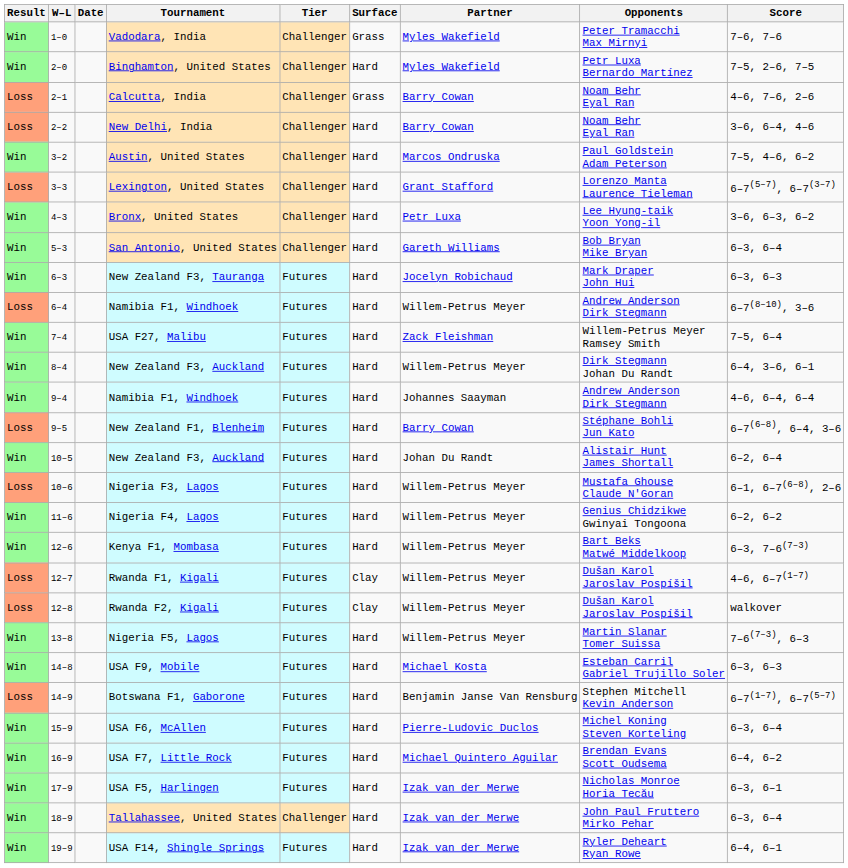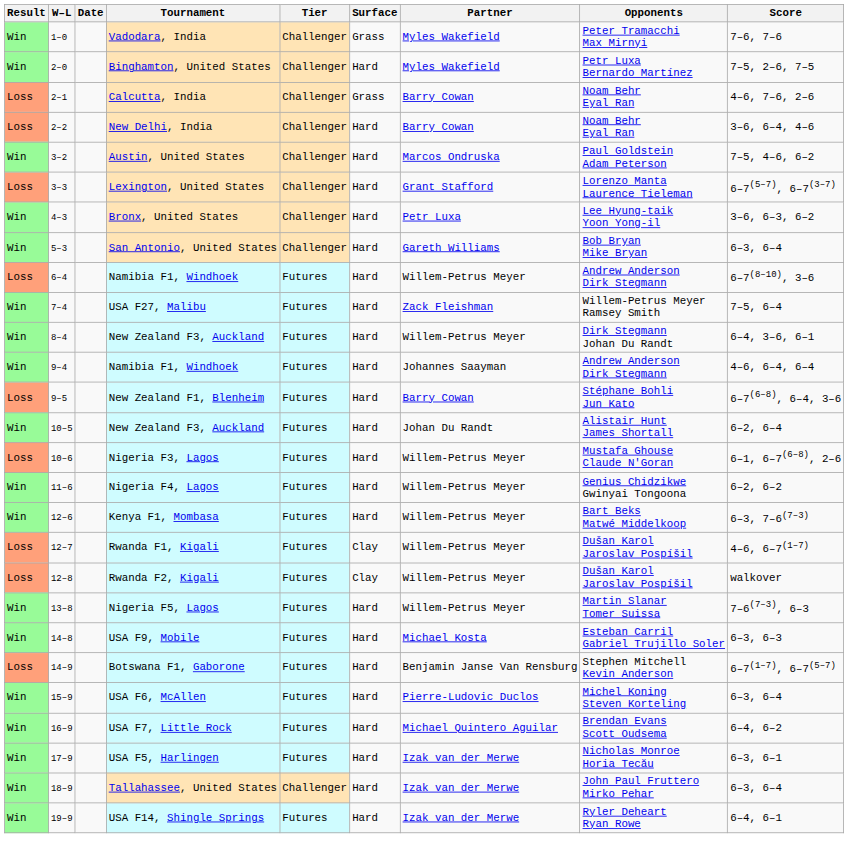- row: (59, 278)
